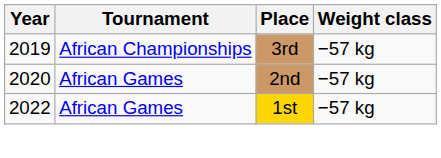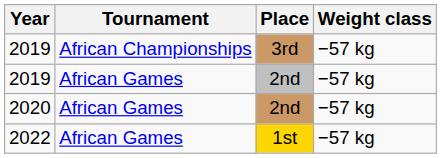+ row: (30, 78)
